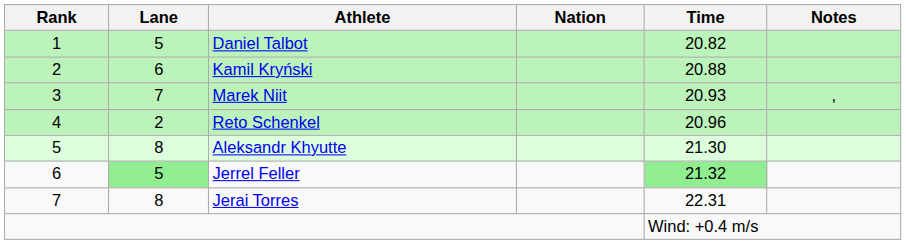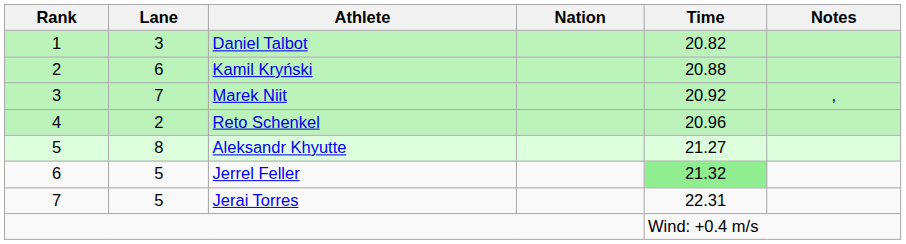(159, 43) 5 -> (159, 43) 3
(706, 95) 20.93 -> (706, 95) 20.92
(706, 148) 21.30 -> (706, 148) 21.27
(159, 174) lightgreen background -> (159, 174) no background
(159, 200) 8 -> (159, 200) 5
